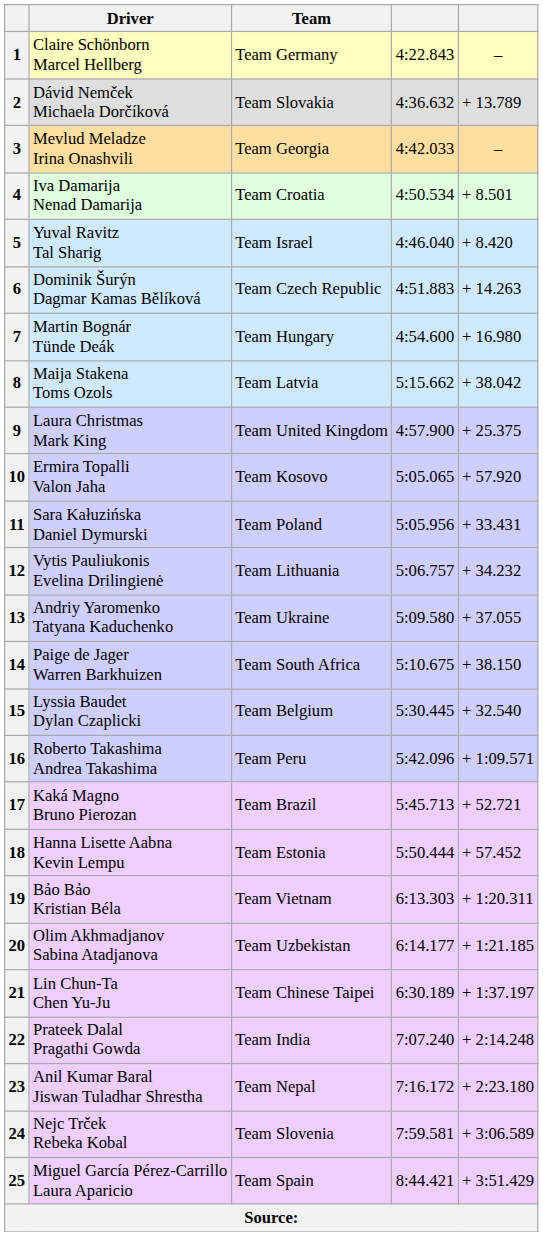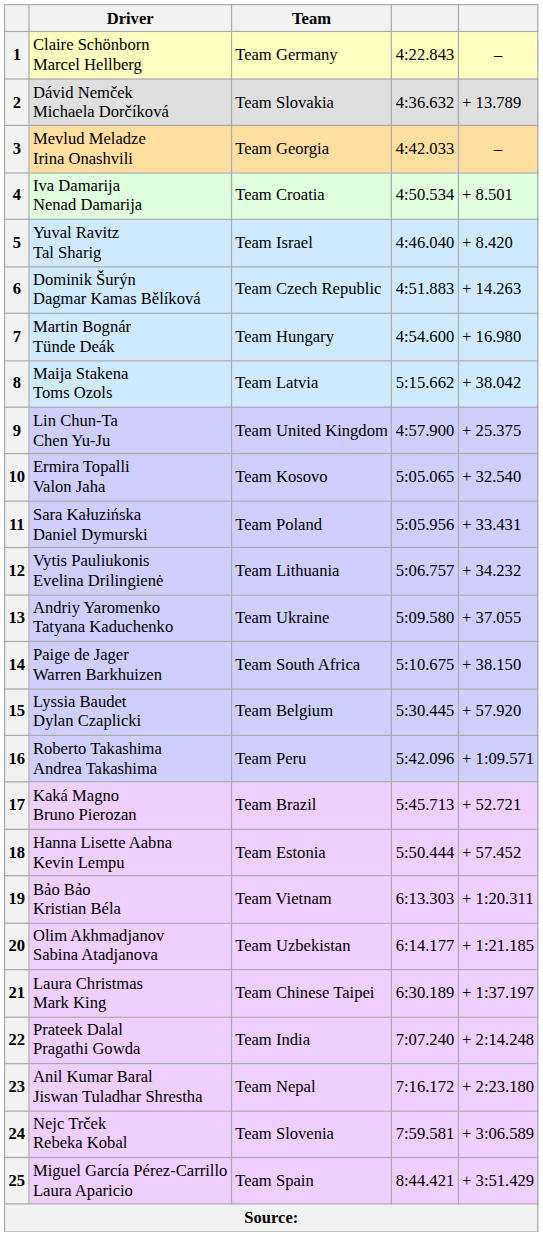(88, 430) Laura Christmas Mark King -> (75, 430) Lin Chun-Ta Chen Yu-Ju
(492, 476) + 57.920 -> (492, 476) + 32.540
(492, 711) + 32.540 -> (492, 711) + 57.920
(75, 992) Lin Chun-Ta Chen Yu-Ju -> (88, 992) Laura Christmas Mark King
